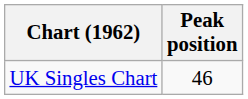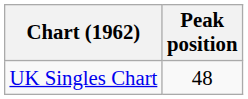(202, 77) 46 -> (202, 77) 48
